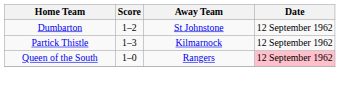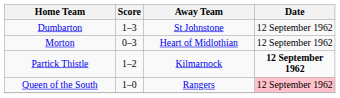(129, 27) 1–2 -> (129, 27) 1–3
+ row: (60, 43)
(129, 43) 1–3 -> (129, 64) 1–2
(295, 43) normal -> (295, 64) bold
